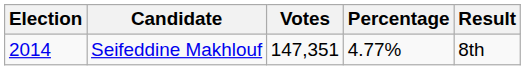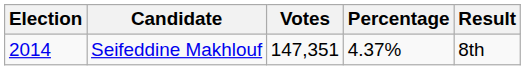(375, 49) 4.77% -> (375, 49) 4.37%
